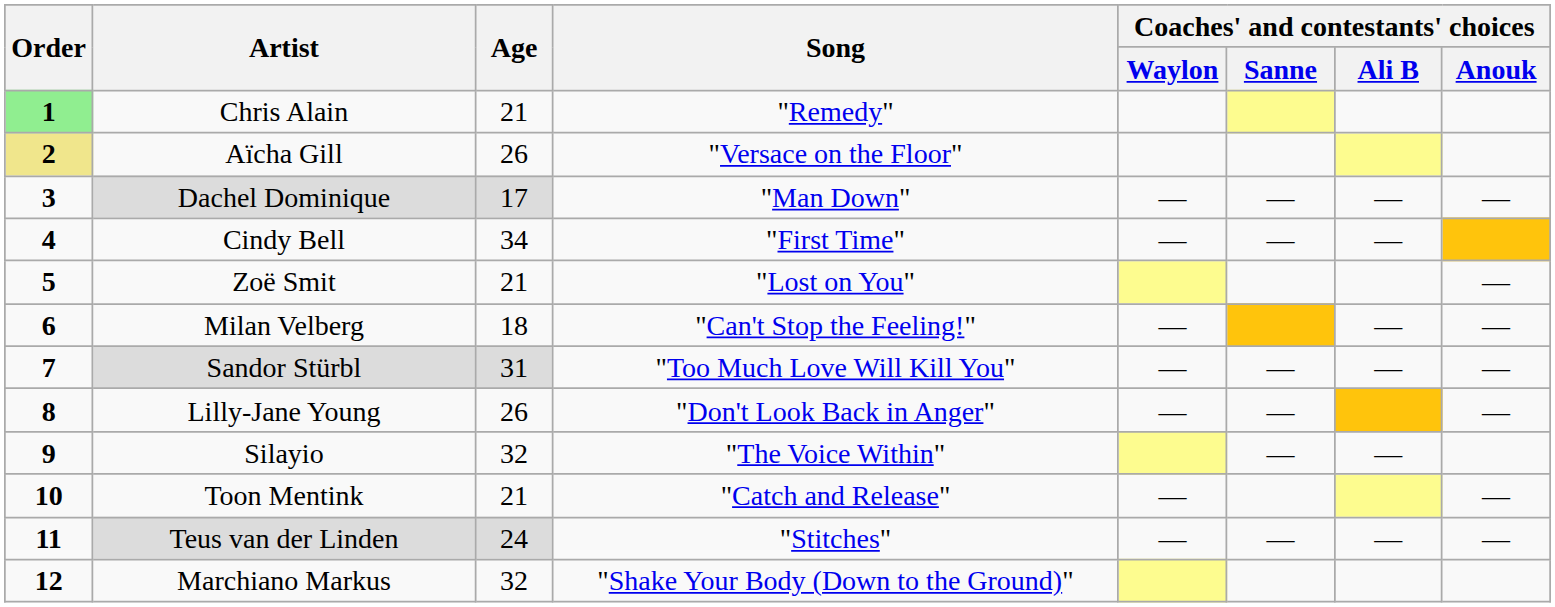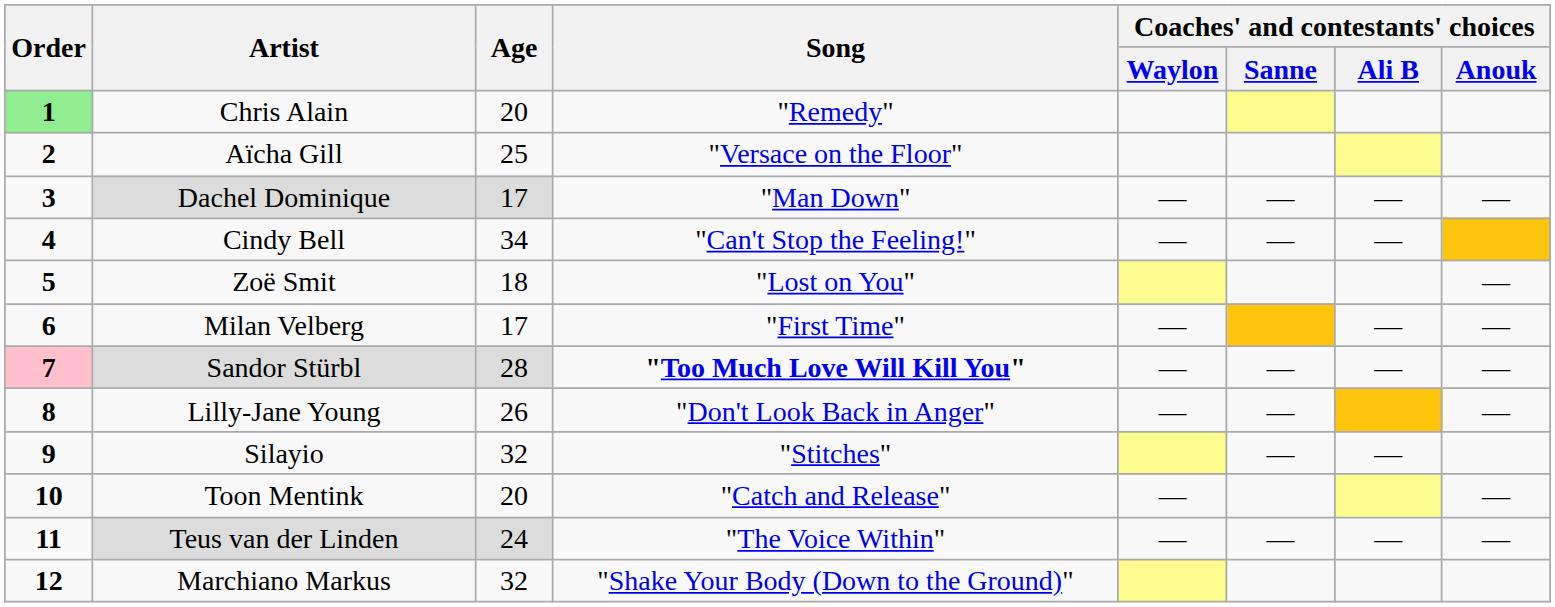(514, 112) 21 -> (514, 112) 20
(49, 154) khaki background -> (49, 154) no background
(514, 154) 26 -> (514, 154) 25
(835, 239) "First Time" -> (835, 239) "Can't Stop the Feeling!"
(514, 282) 21 -> (514, 282) 18
(514, 325) 18 -> (514, 325) 17
(835, 325) "Can't Stop the Feeling!" -> (835, 325) "First Time"
(49, 367) no background -> (49, 367) pink background
(514, 367) 31 -> (514, 367) 28
(835, 367) normal -> (835, 367) bold
(835, 453) "The Voice Within" -> (835, 453) "Stitches"
(514, 495) 21 -> (514, 495) 20
(835, 538) "Stitches" -> (835, 538) "The Voice Within"
